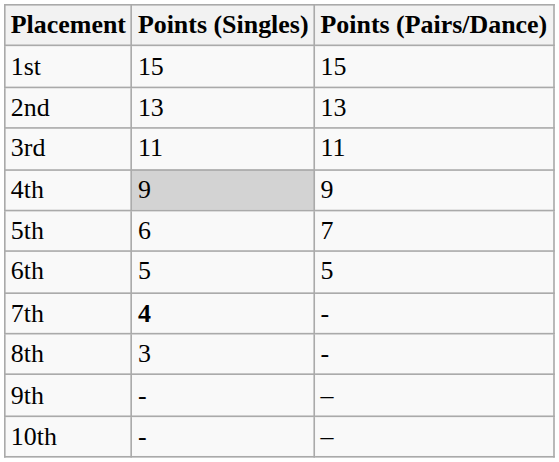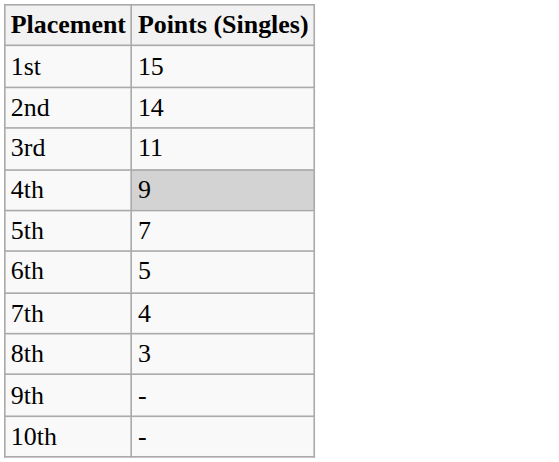- column: (434, 25)
(151, 107) 13 -> (151, 107) 14
(144, 230) 6 -> (144, 230) 7
(144, 312) bold -> (144, 312) normal
